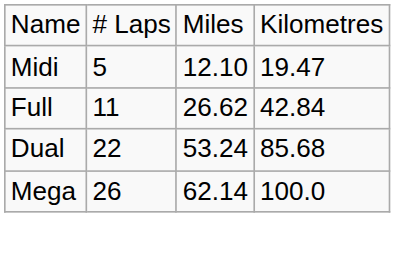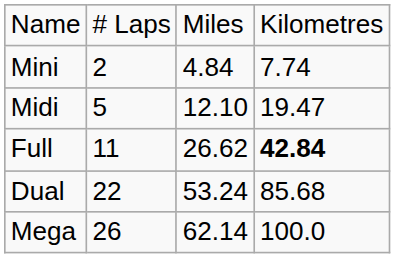+ row: (35, 66)
(293, 107) normal -> (293, 149) bold
